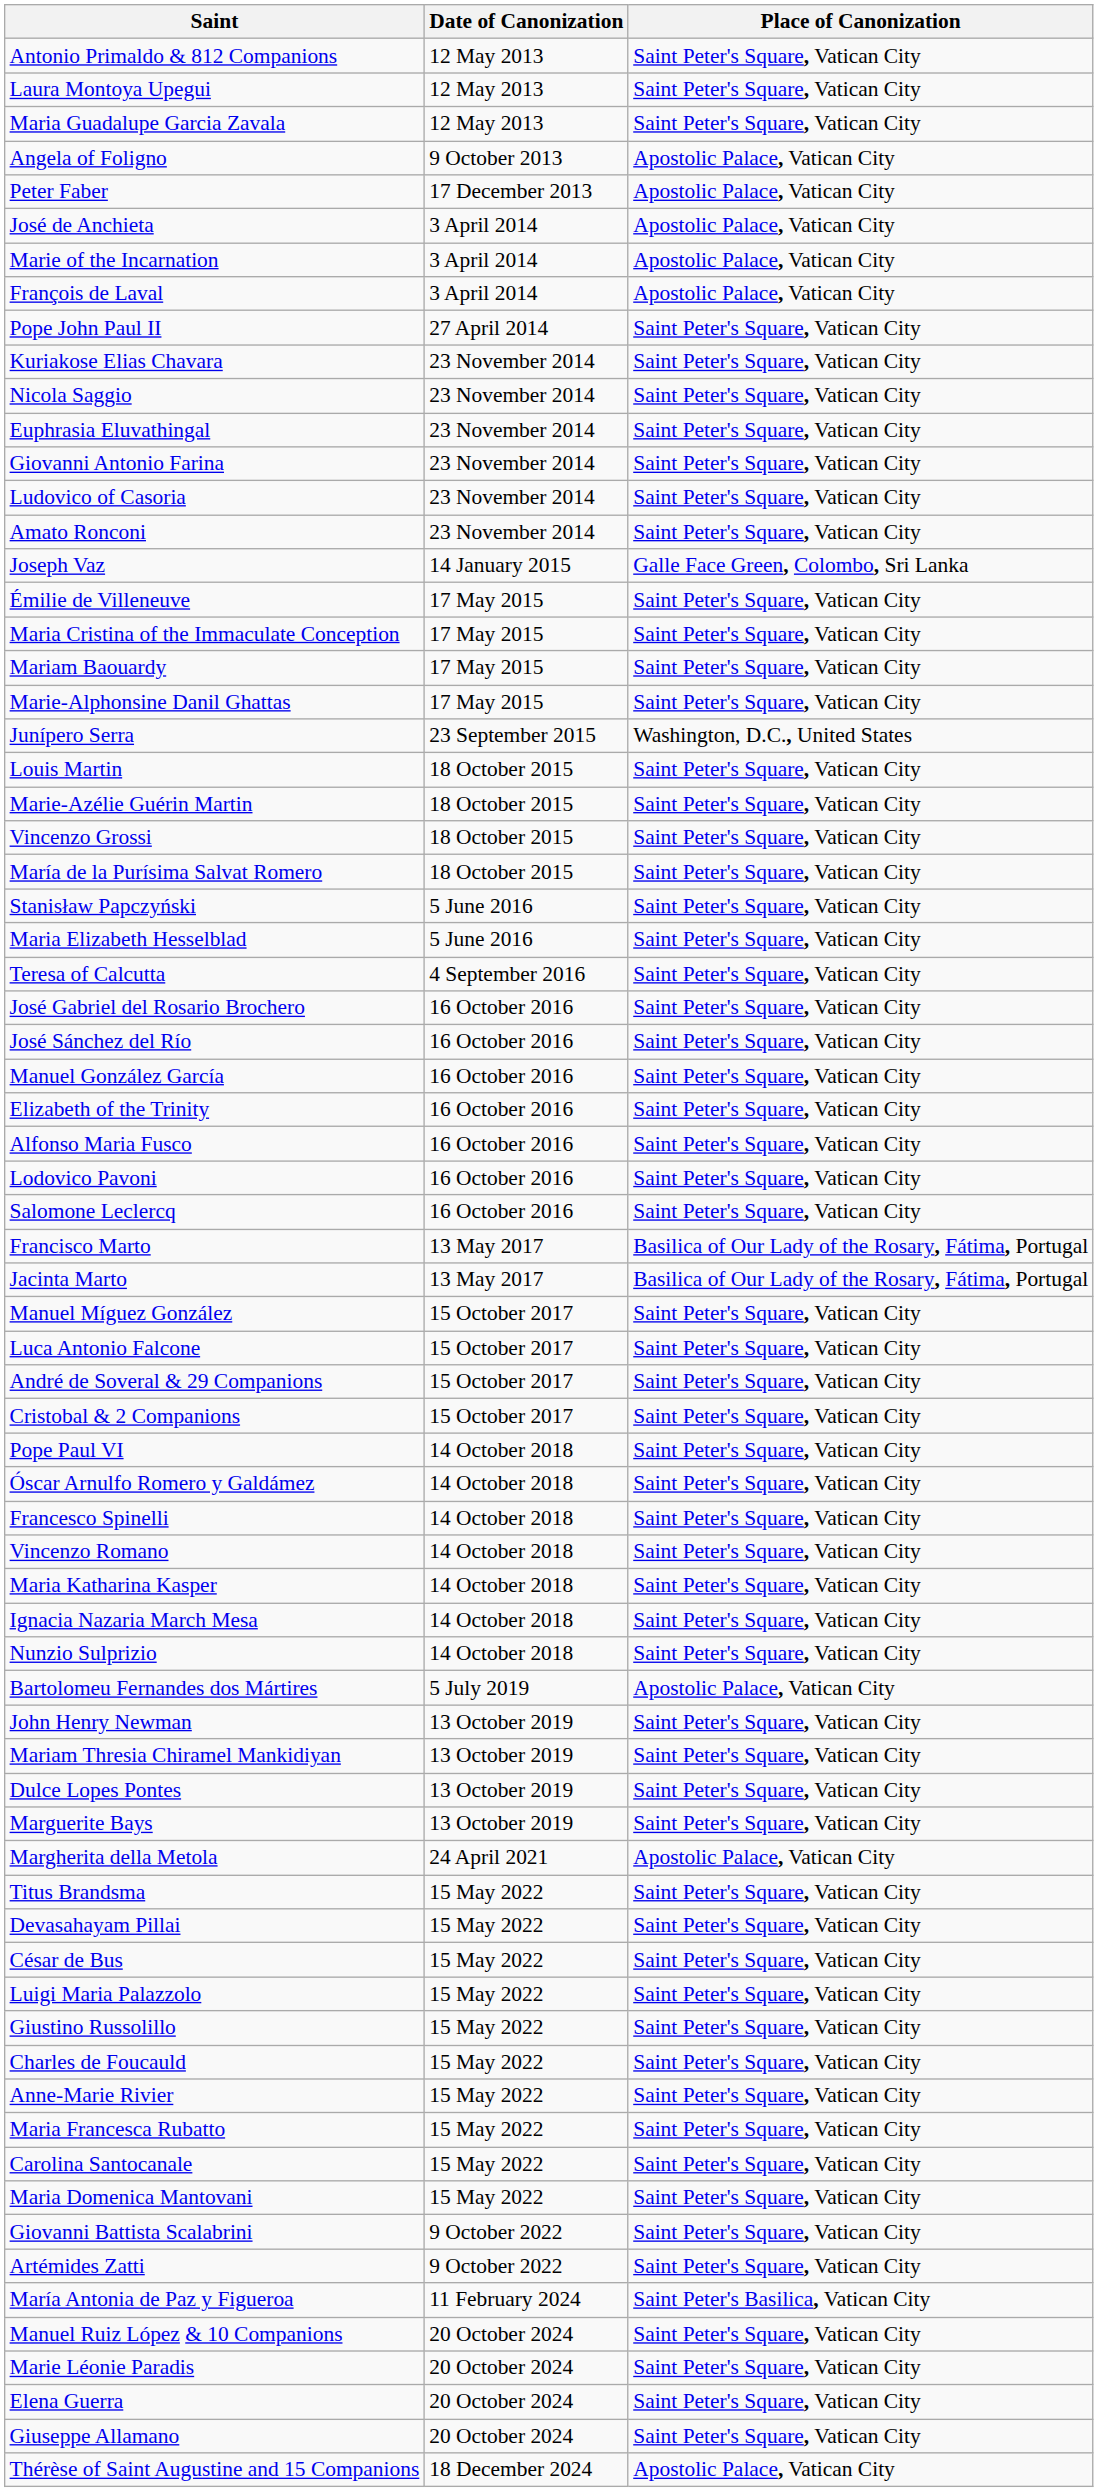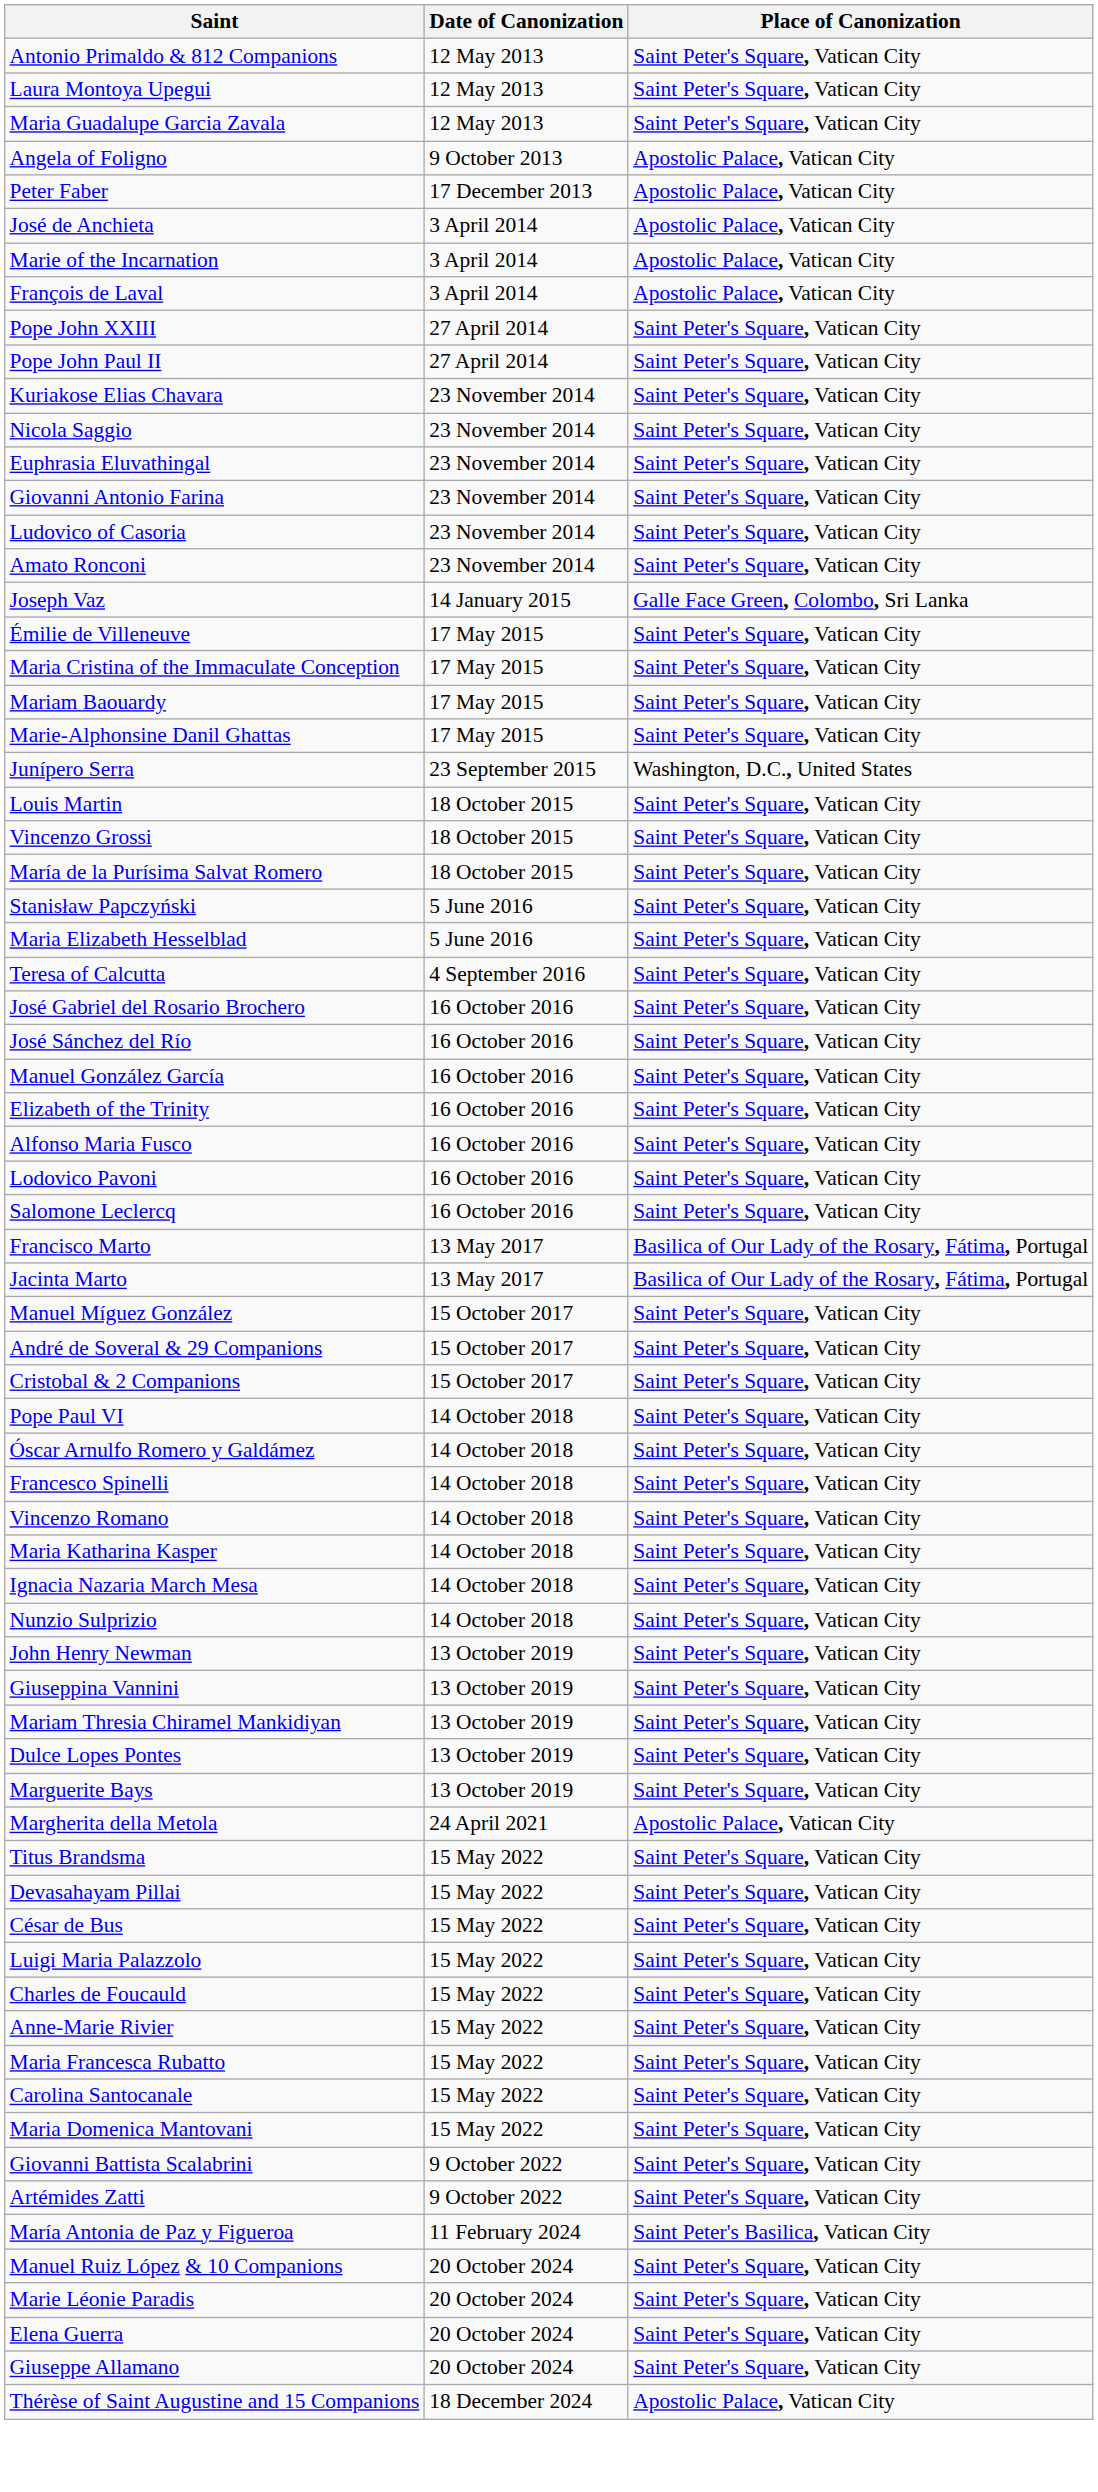+ row: (83, 327)
- row: (131, 803)
- row: (105, 1347)
- row: (164, 1687)
+ row: (94, 1687)
- row: (93, 2027)
